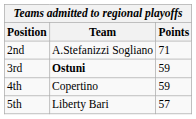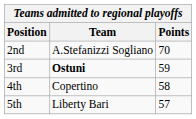(164, 50) 71 -> (164, 50) 70
(164, 86) 59 -> (164, 86) 58
